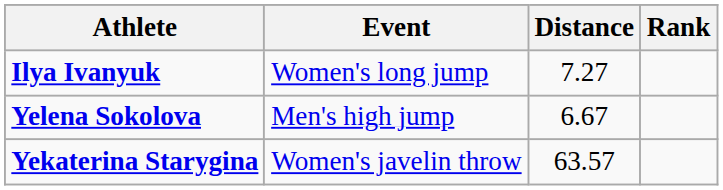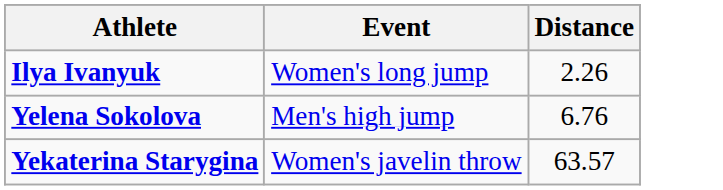- column: (679, 27)
(584, 72) 7.27 -> (584, 72) 2.26
(584, 117) 6.67 -> (584, 117) 6.76
